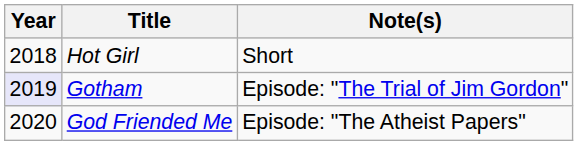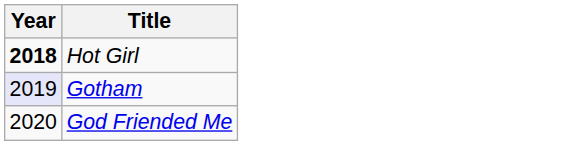- column: (405, 21)
(33, 55) normal -> (33, 55) bold
